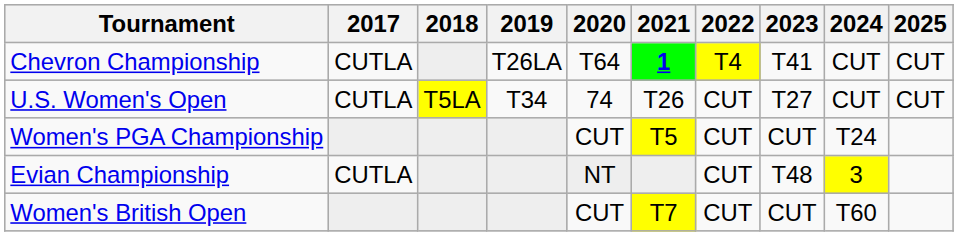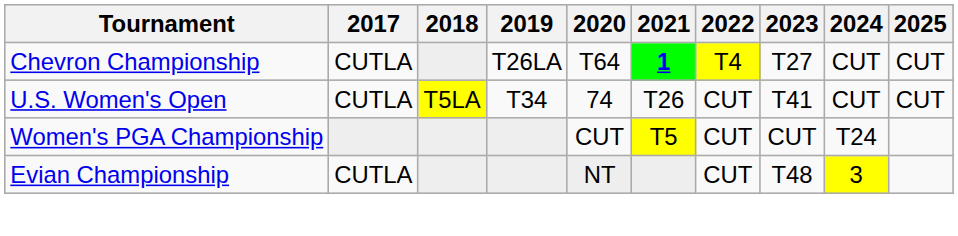(792, 62) T41 -> (792, 62) T27
(792, 99) T27 -> (792, 99) T41
- row: (128, 213)
